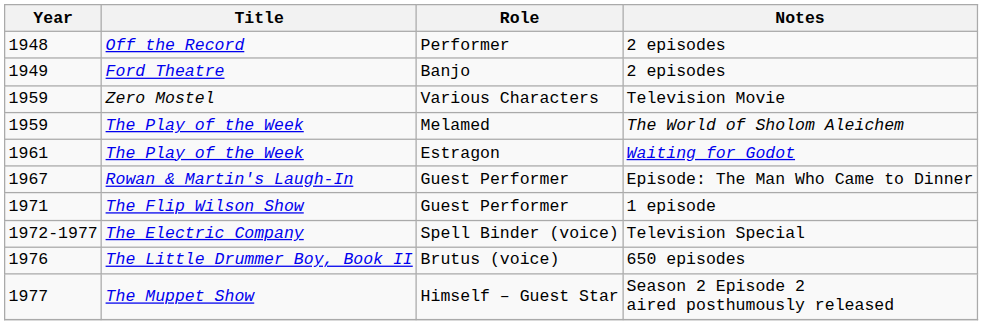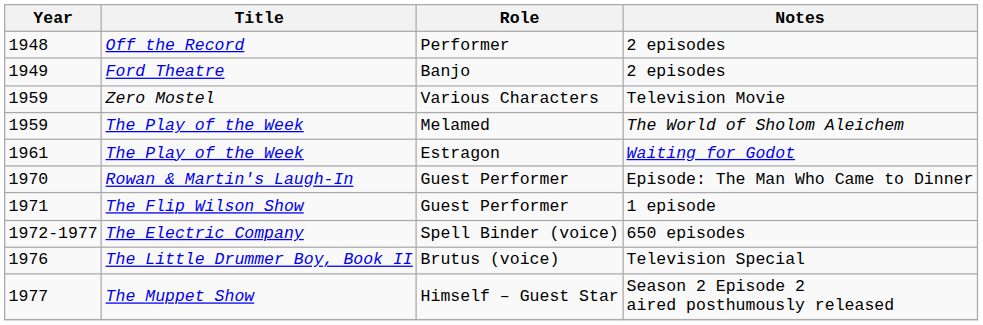(28, 180) 1967 -> (28, 180) 1970
(716, 233) Television Special -> (686, 233) 650 episodes
(686, 260) 650 episodes -> (716, 260) Television Special
